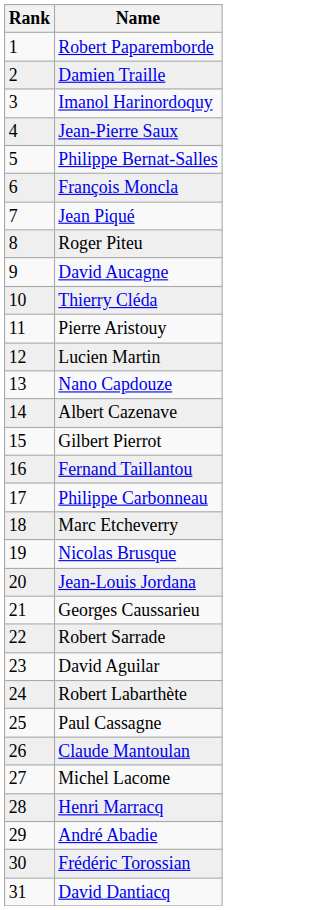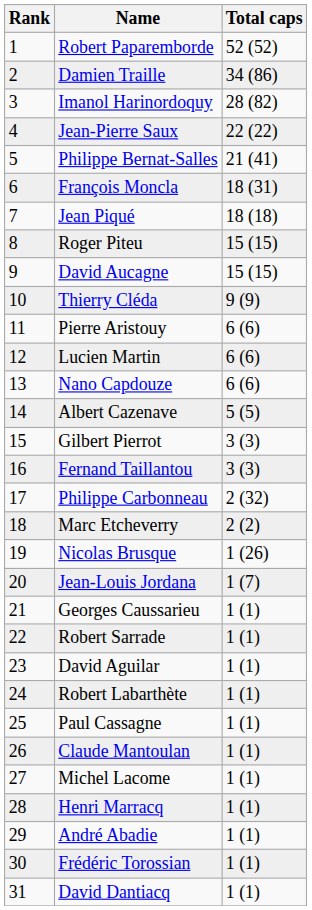+ column: (264, 18)
